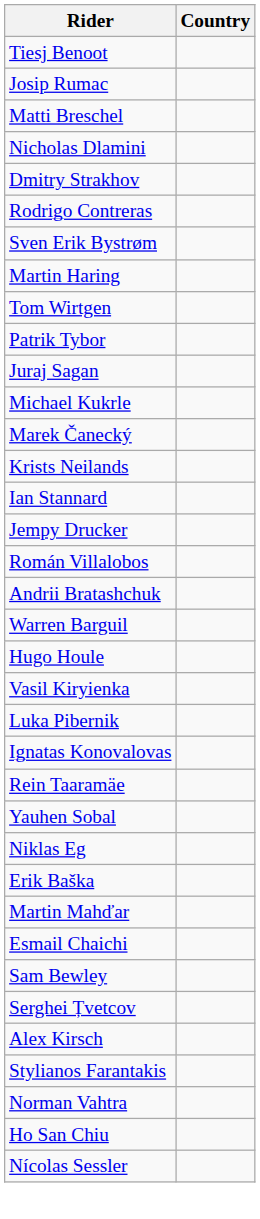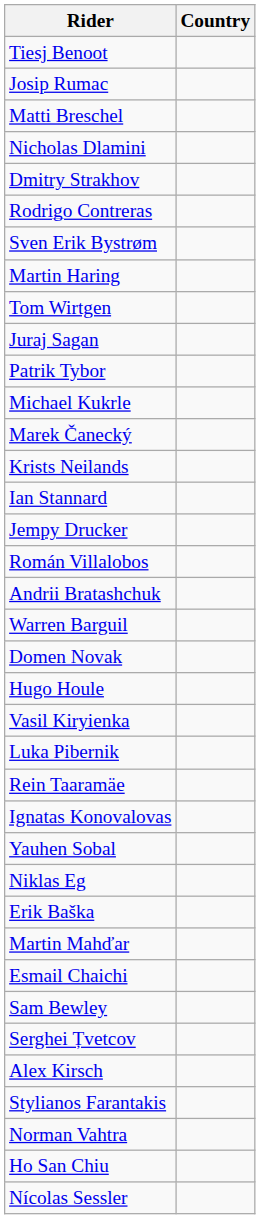rows swapped: (54, 370) <-> (57, 338)
+ row: (66, 657)
rows swapped: (67, 784) <-> (90, 752)
